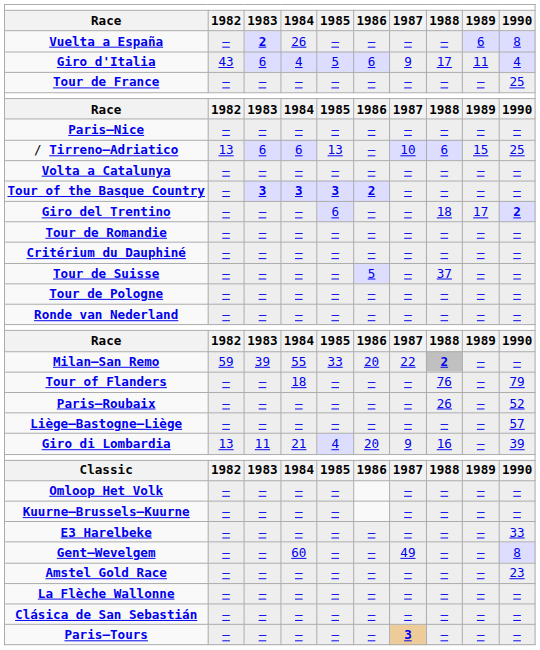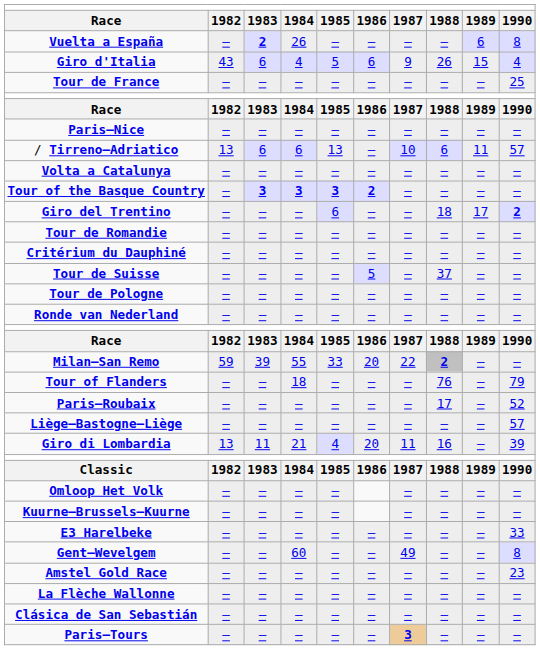(444, 62) 17 -> (444, 62) 26
(481, 62) 11 -> (481, 62) 15
(481, 150) 15 -> (481, 150) 11
(517, 150) 25 -> (517, 150) 57
(444, 403) 26 -> (444, 403) 17
(408, 444) 9 -> (408, 444) 11
